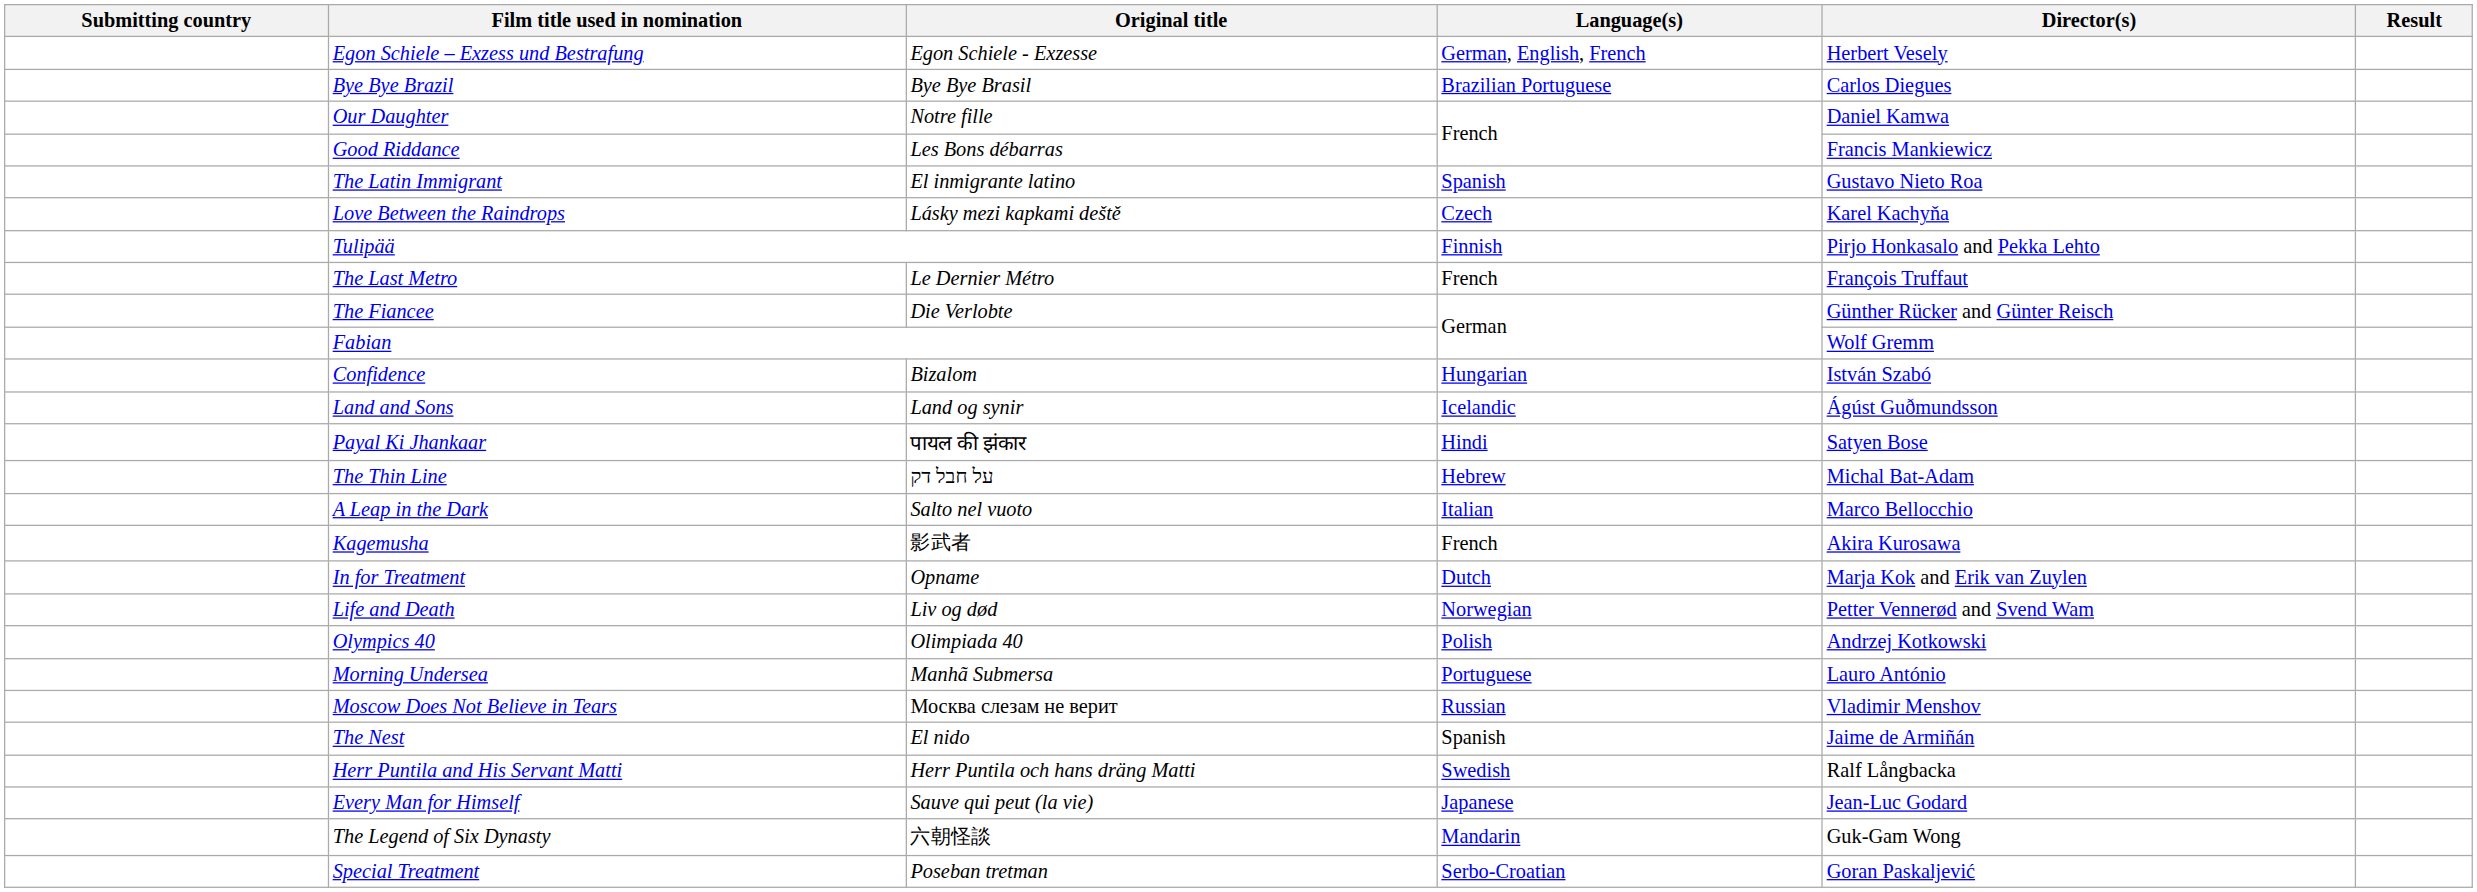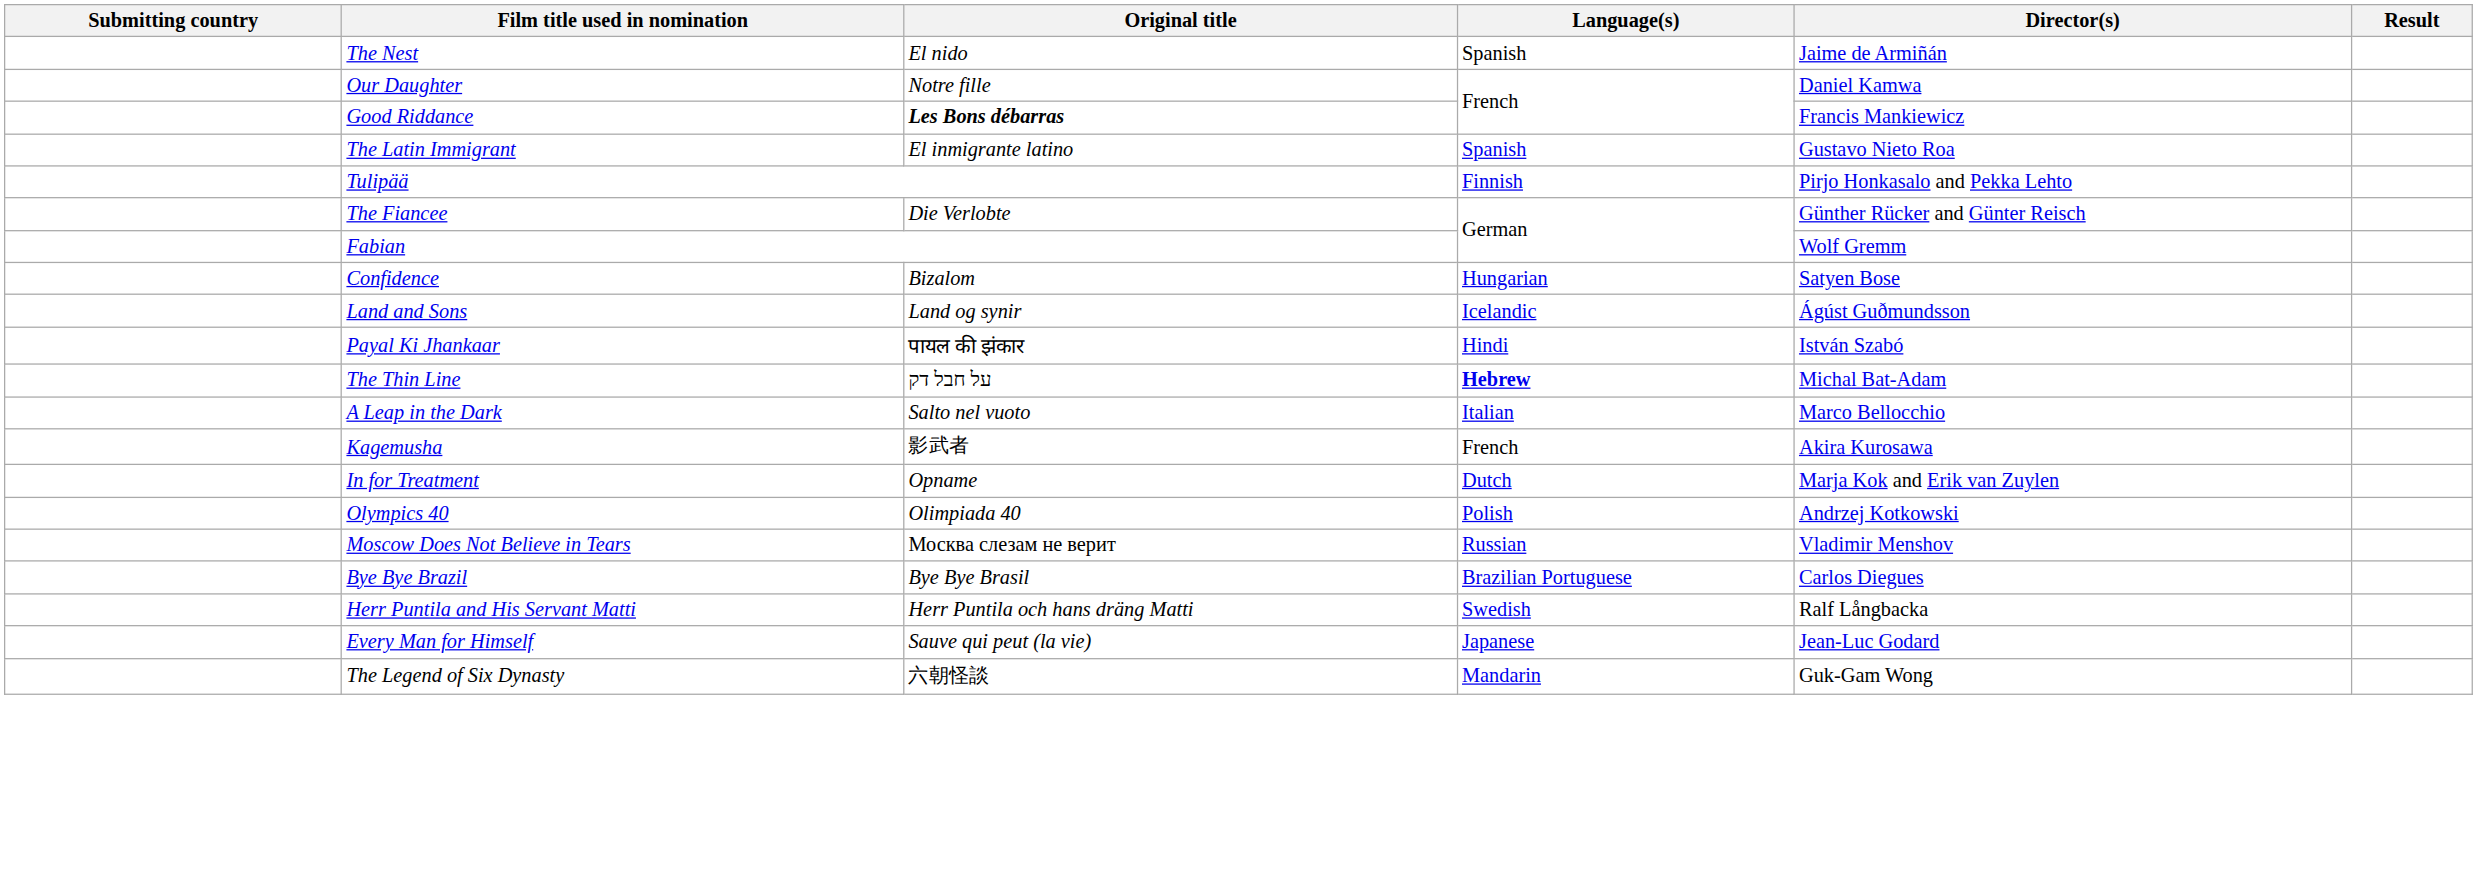- row: (488, 52)
rows swapped: (393, 85) <-> (369, 738)
(987, 149) normal -> (986, 117) bold
- row: (449, 213)
- row: (395, 278)
(1879, 375) István Szabó -> (1849, 278) Satyen Bose
(1877, 442) Satyen Bose -> (1851, 345) István Szabó
(1473, 476) normal -> (1496, 380) bold
- row: (394, 609)
- row: (410, 674)
- row: (406, 871)
